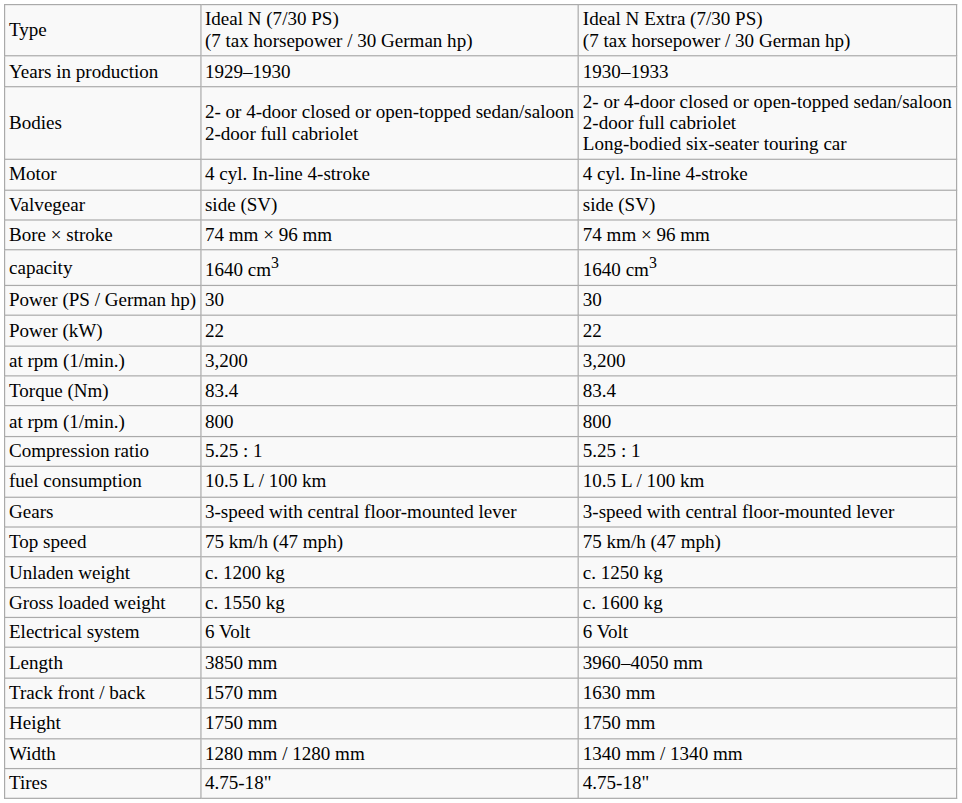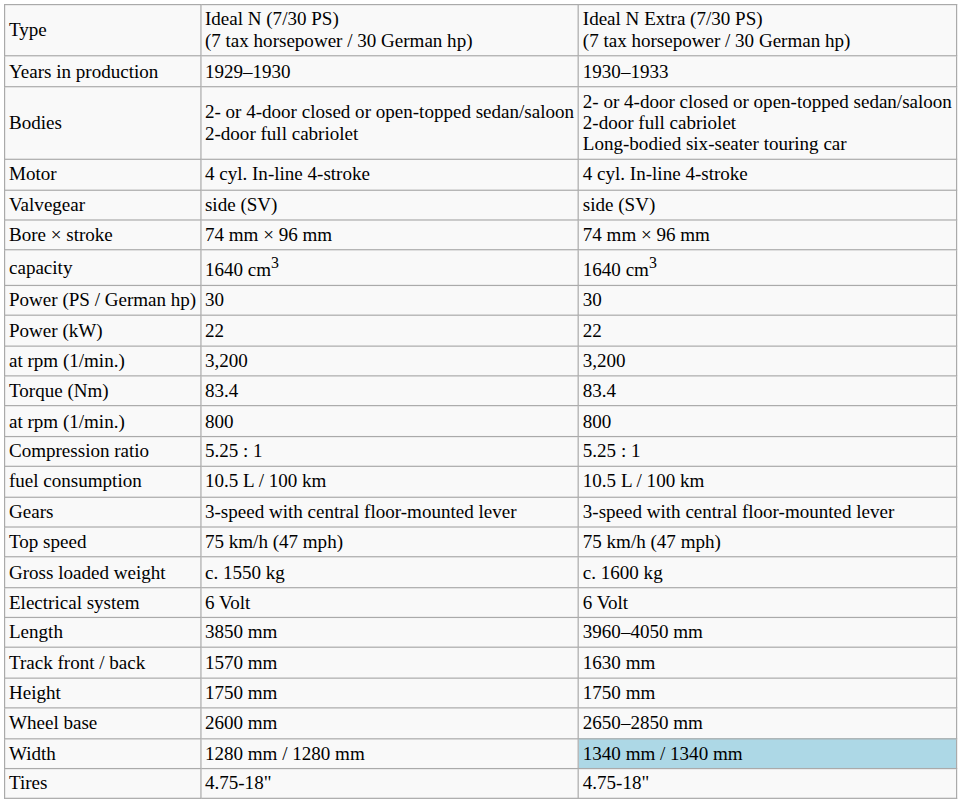- row: (245, 572)
+ row: (241, 723)
(663, 753) no background -> (663, 753) lightblue background
